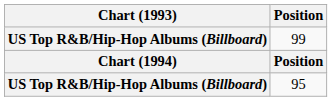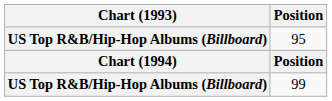rows swapped: (298, 84) <-> (298, 38)
